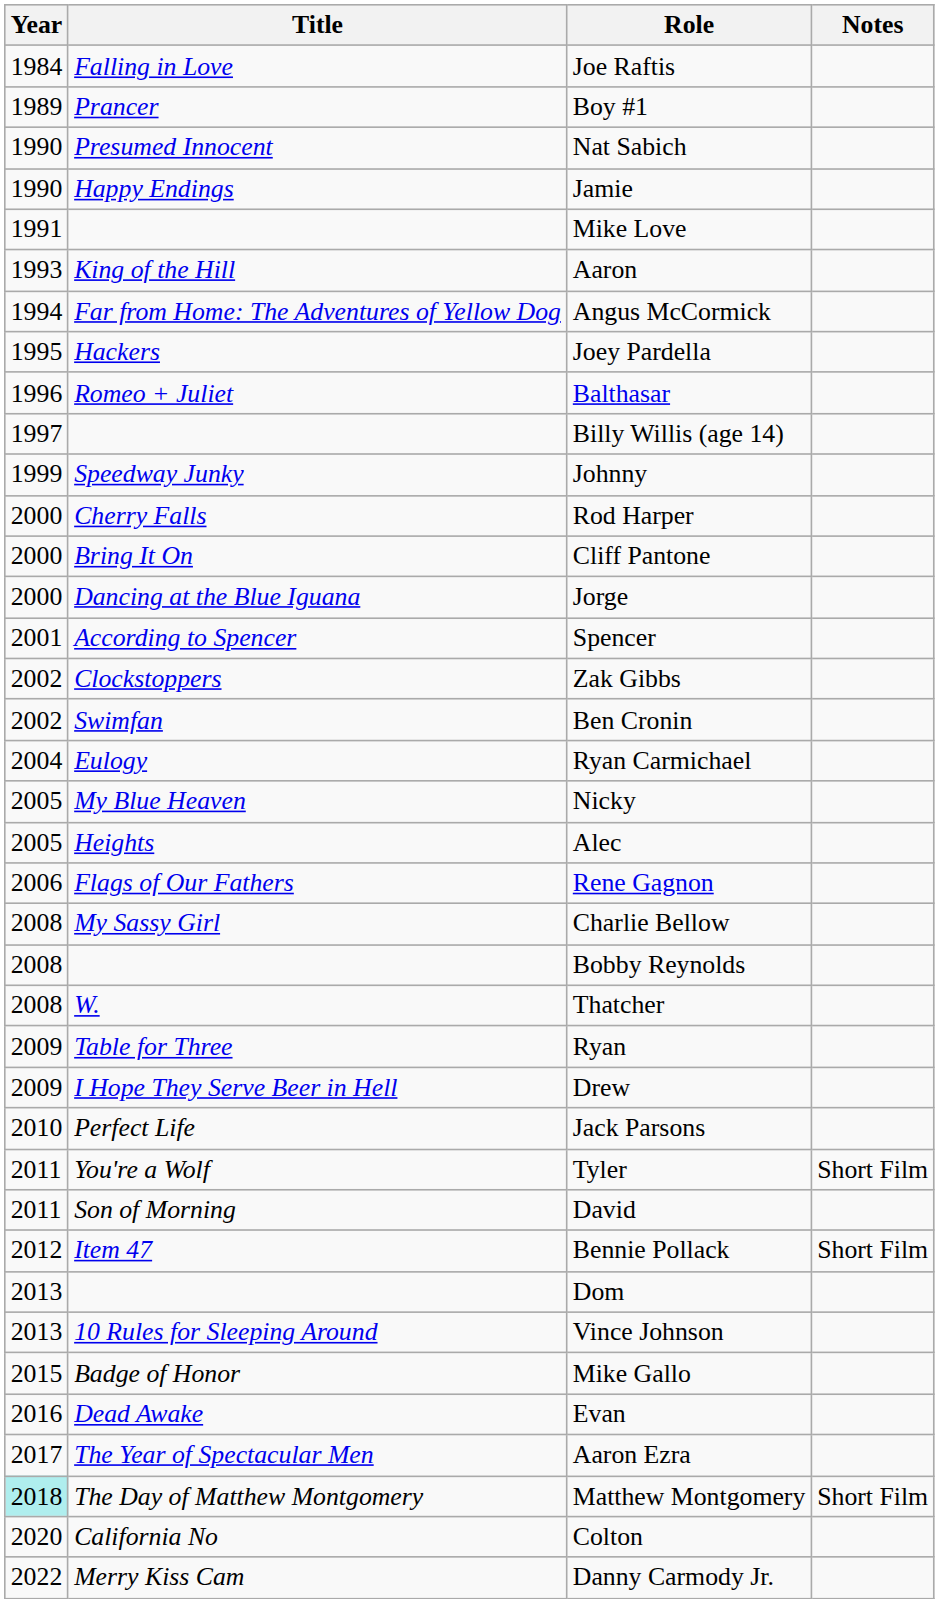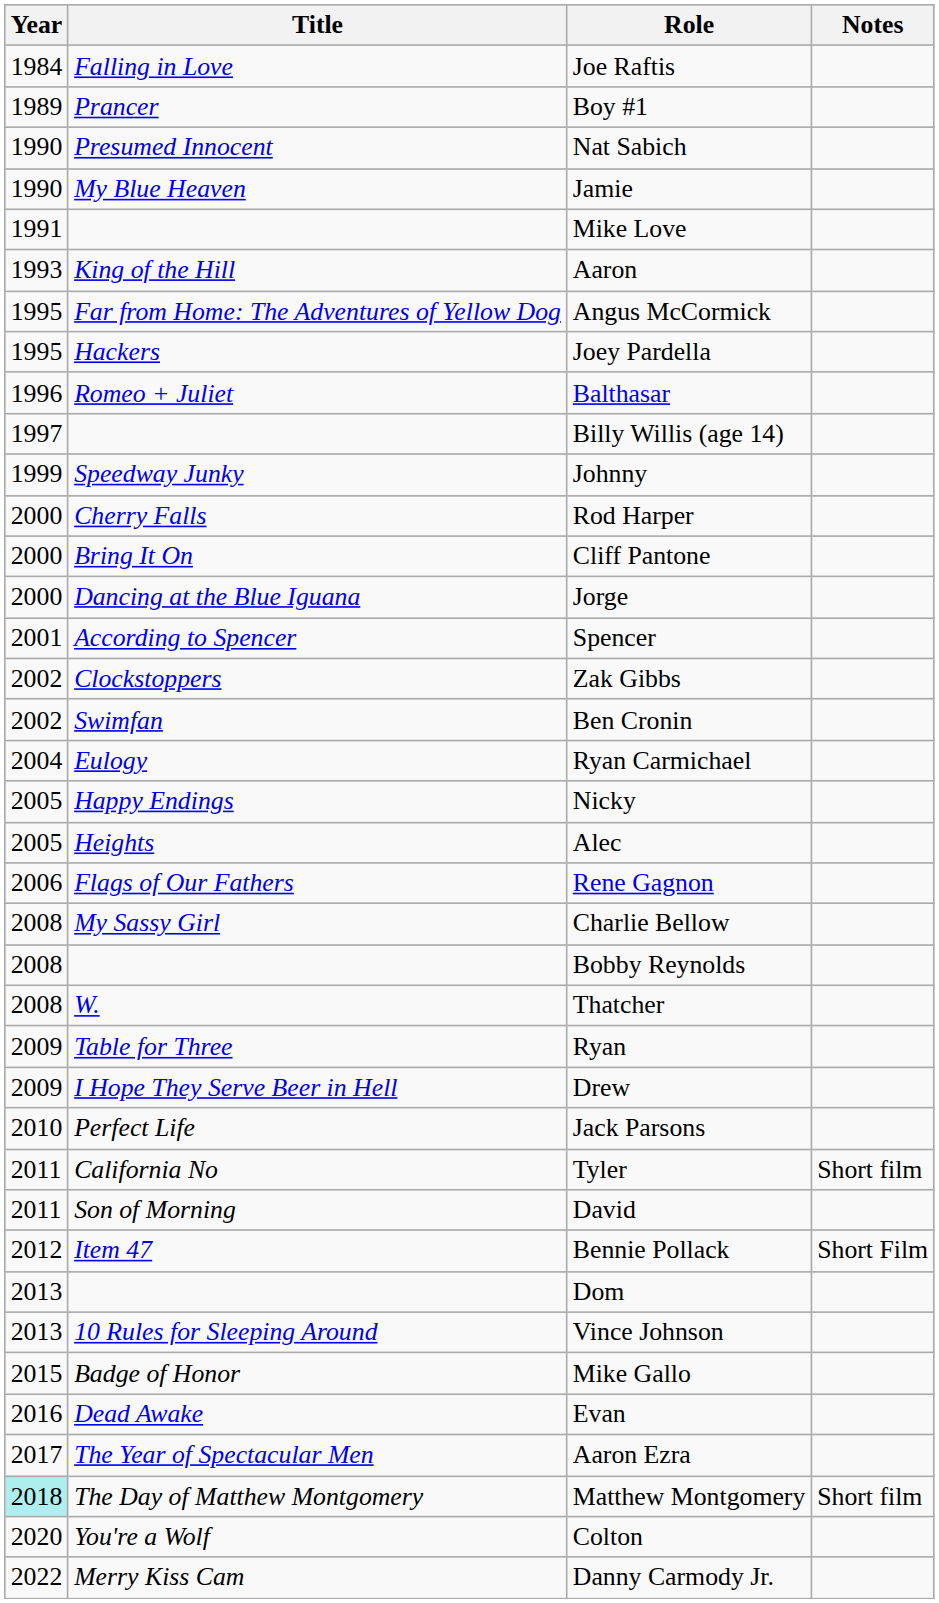(154, 188) Happy Endings -> (160, 188) My Blue Heaven
(37, 310) 1994 -> (37, 310) 1995
(160, 801) My Blue Heaven -> (154, 801) Happy Endings
(142, 1168) You're a Wolf -> (146, 1168) California No
(873, 1168) Short Film -> (870, 1168) Short film
(873, 1495) Short Film -> (870, 1495) Short film
(146, 1536) California No -> (142, 1536) You're a Wolf
